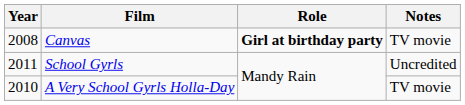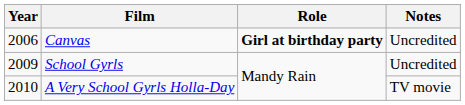(23, 40) 2008 -> (23, 40) 2006
(420, 40) TV movie -> (423, 40) Uncredited
(23, 64) 2011 -> (23, 64) 2009
